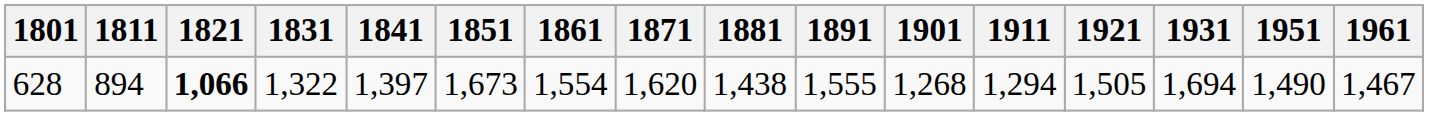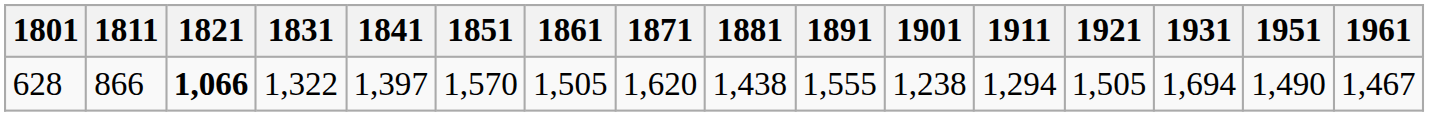(119, 83) 894 -> (119, 83) 866
(480, 83) 1,673 -> (480, 83) 1,570
(570, 83) 1,554 -> (570, 83) 1,505
(929, 83) 1,268 -> (929, 83) 1,238
